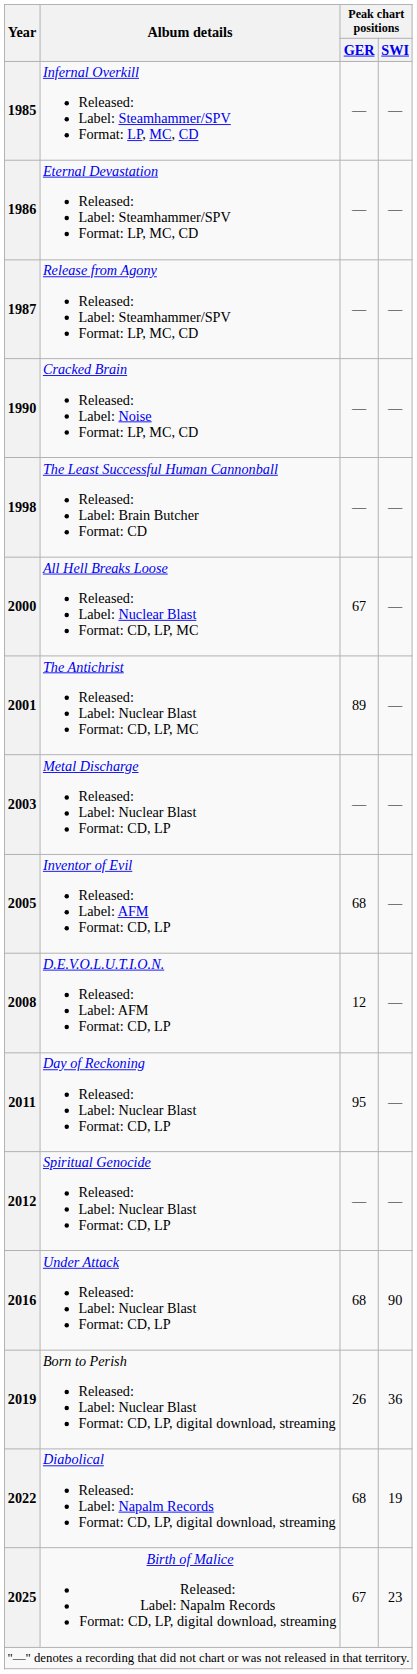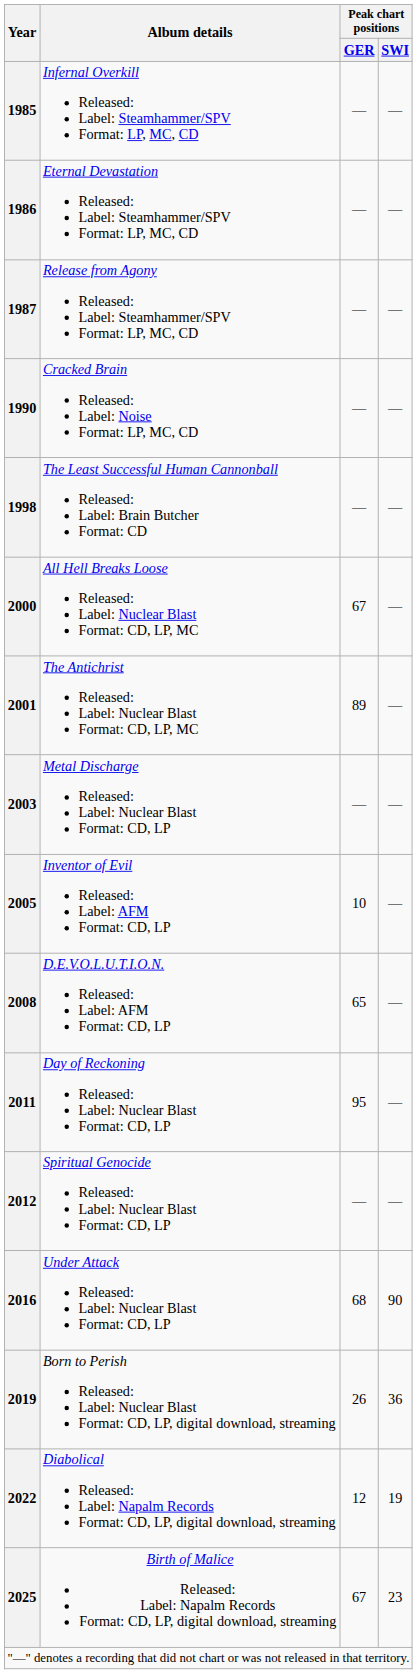(359, 903) 68 -> (359, 903) 10
(359, 1002) 12 -> (359, 1002) 65
(359, 1498) 68 -> (359, 1498) 12
